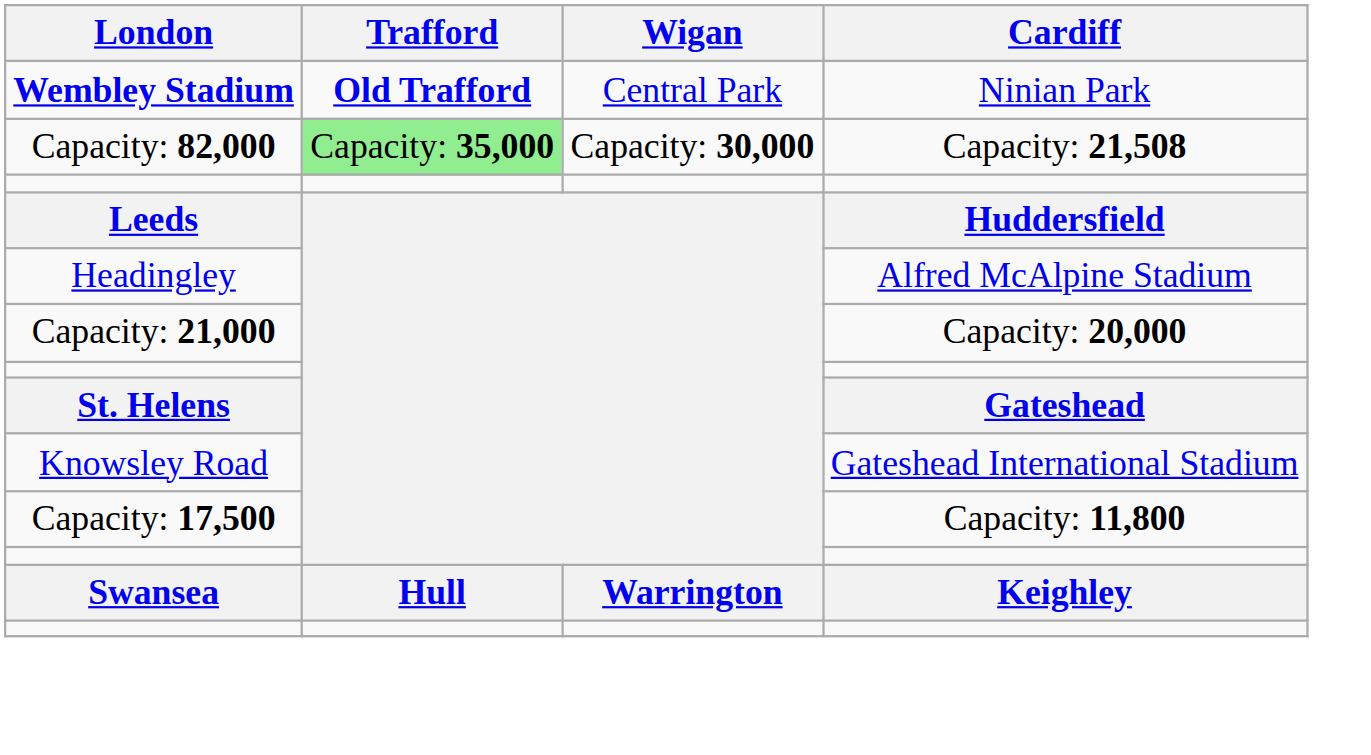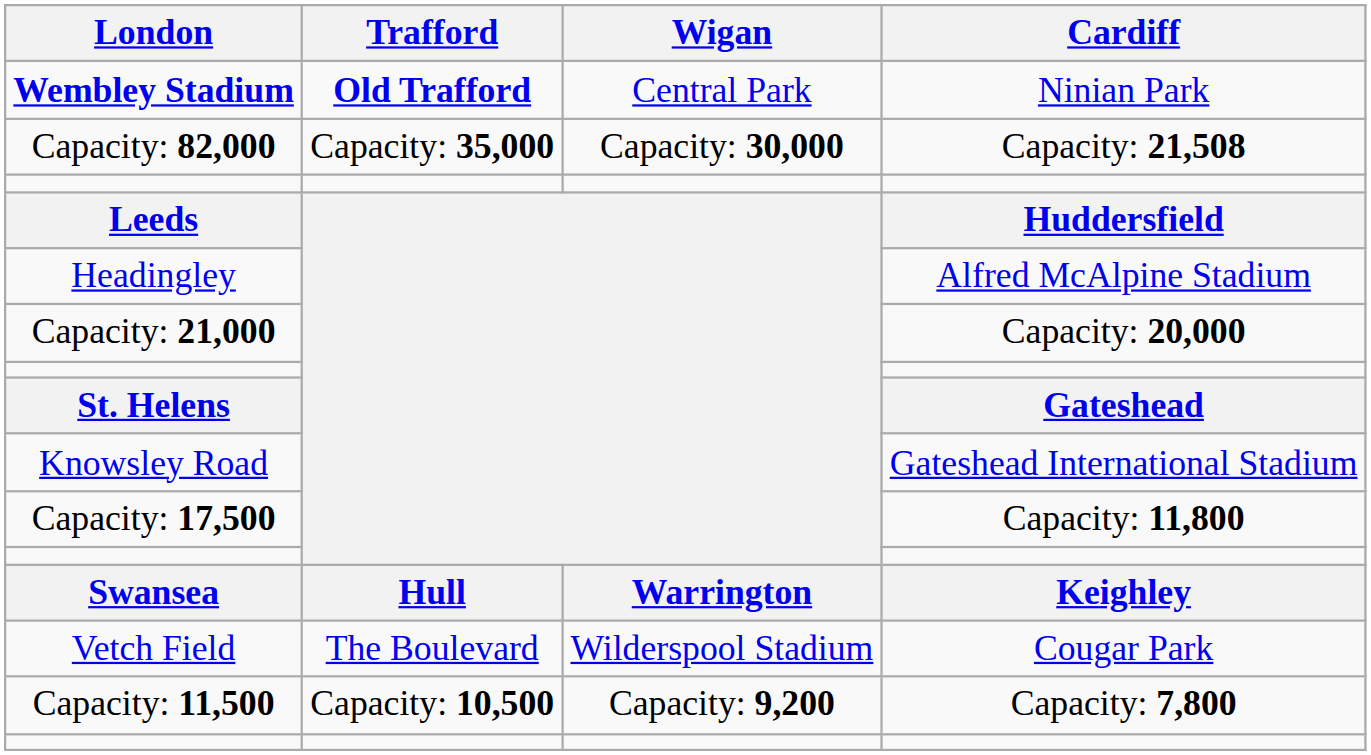(432, 145) lightgreen background -> (432, 145) no background
+ row: (154, 647)
+ row: (154, 704)
